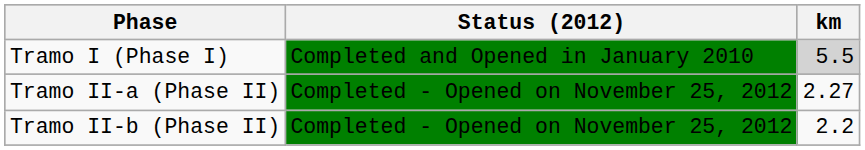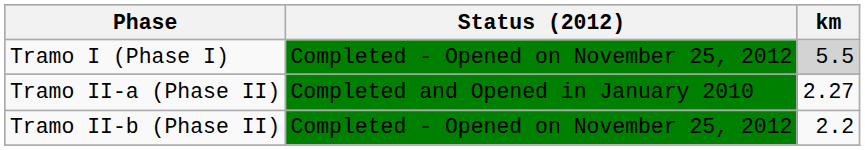(522, 57) Completed and Opened in January 2010 -> (541, 57) Completed - Opened on November 25, 2012
(541, 92) Completed - Opened on November 25, 2012 -> (522, 92) Completed and Opened in January 2010
